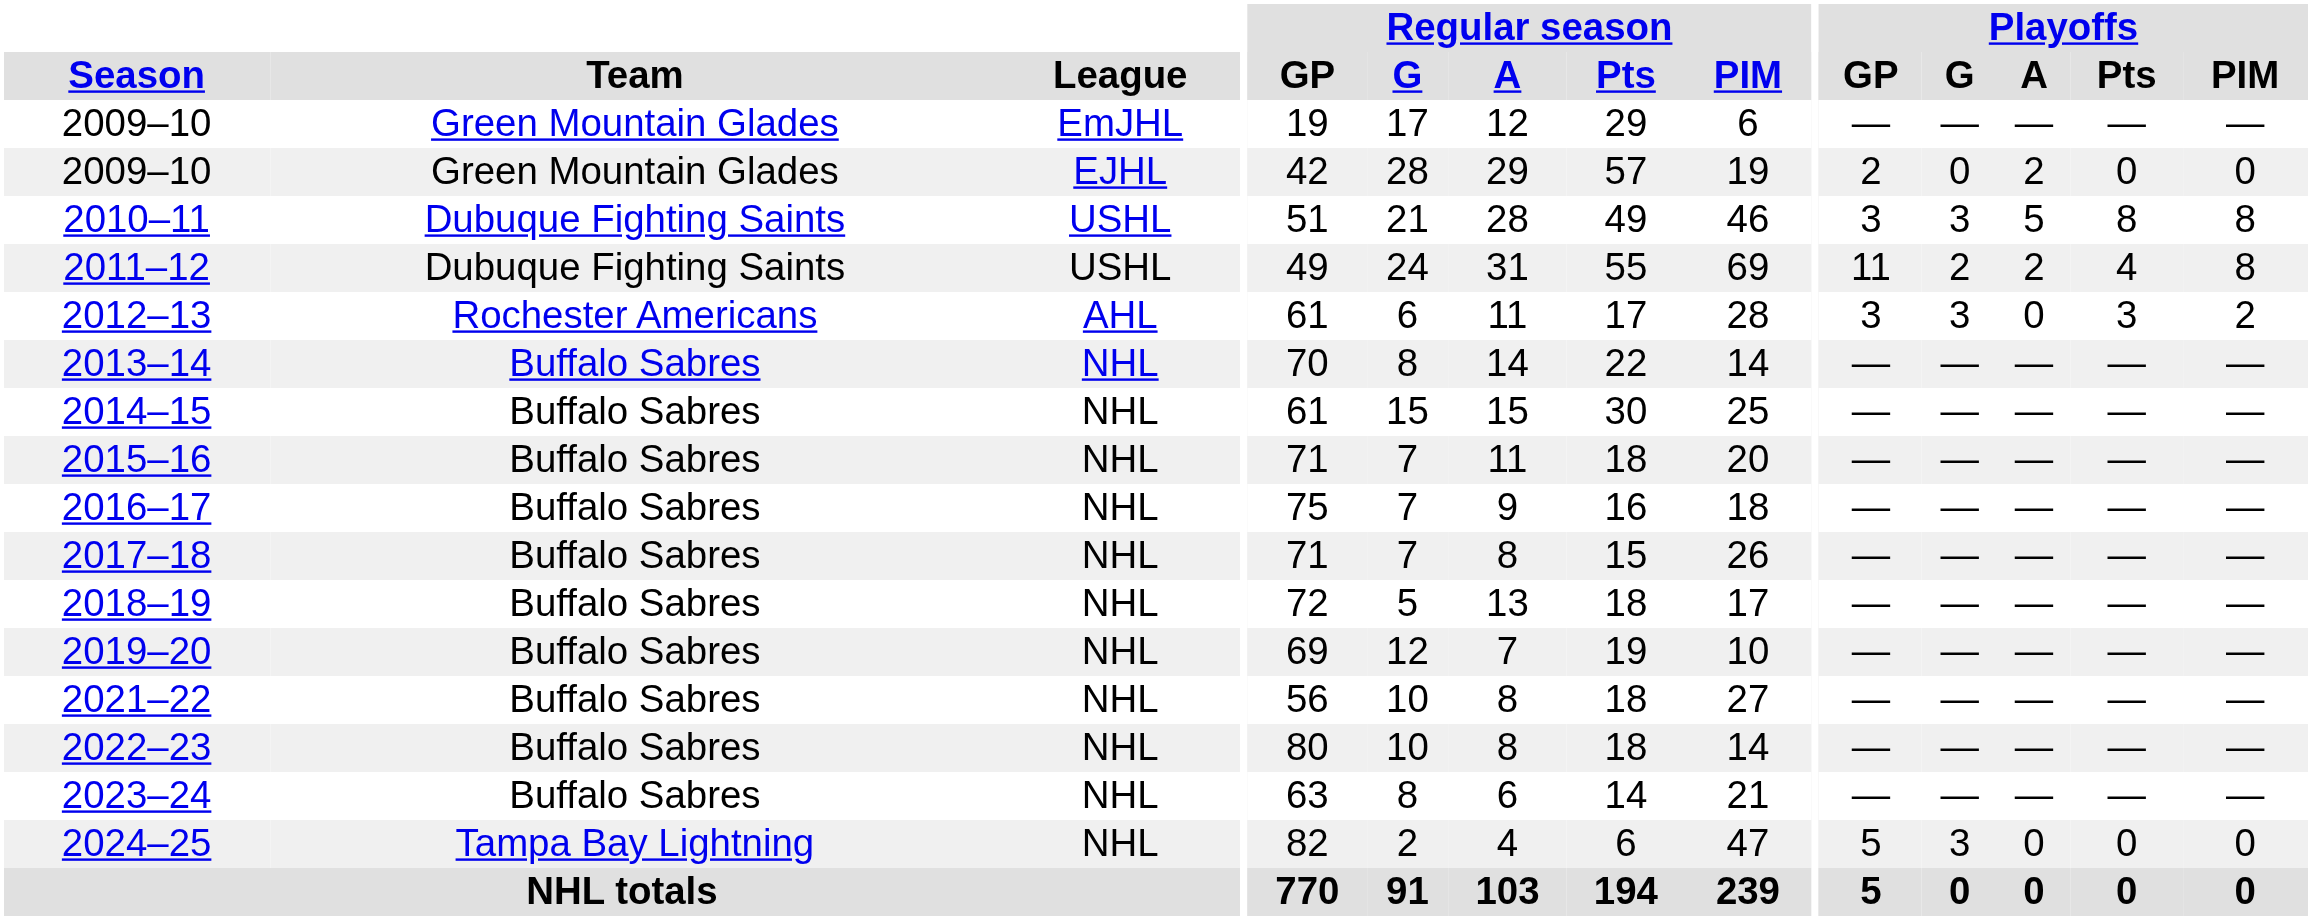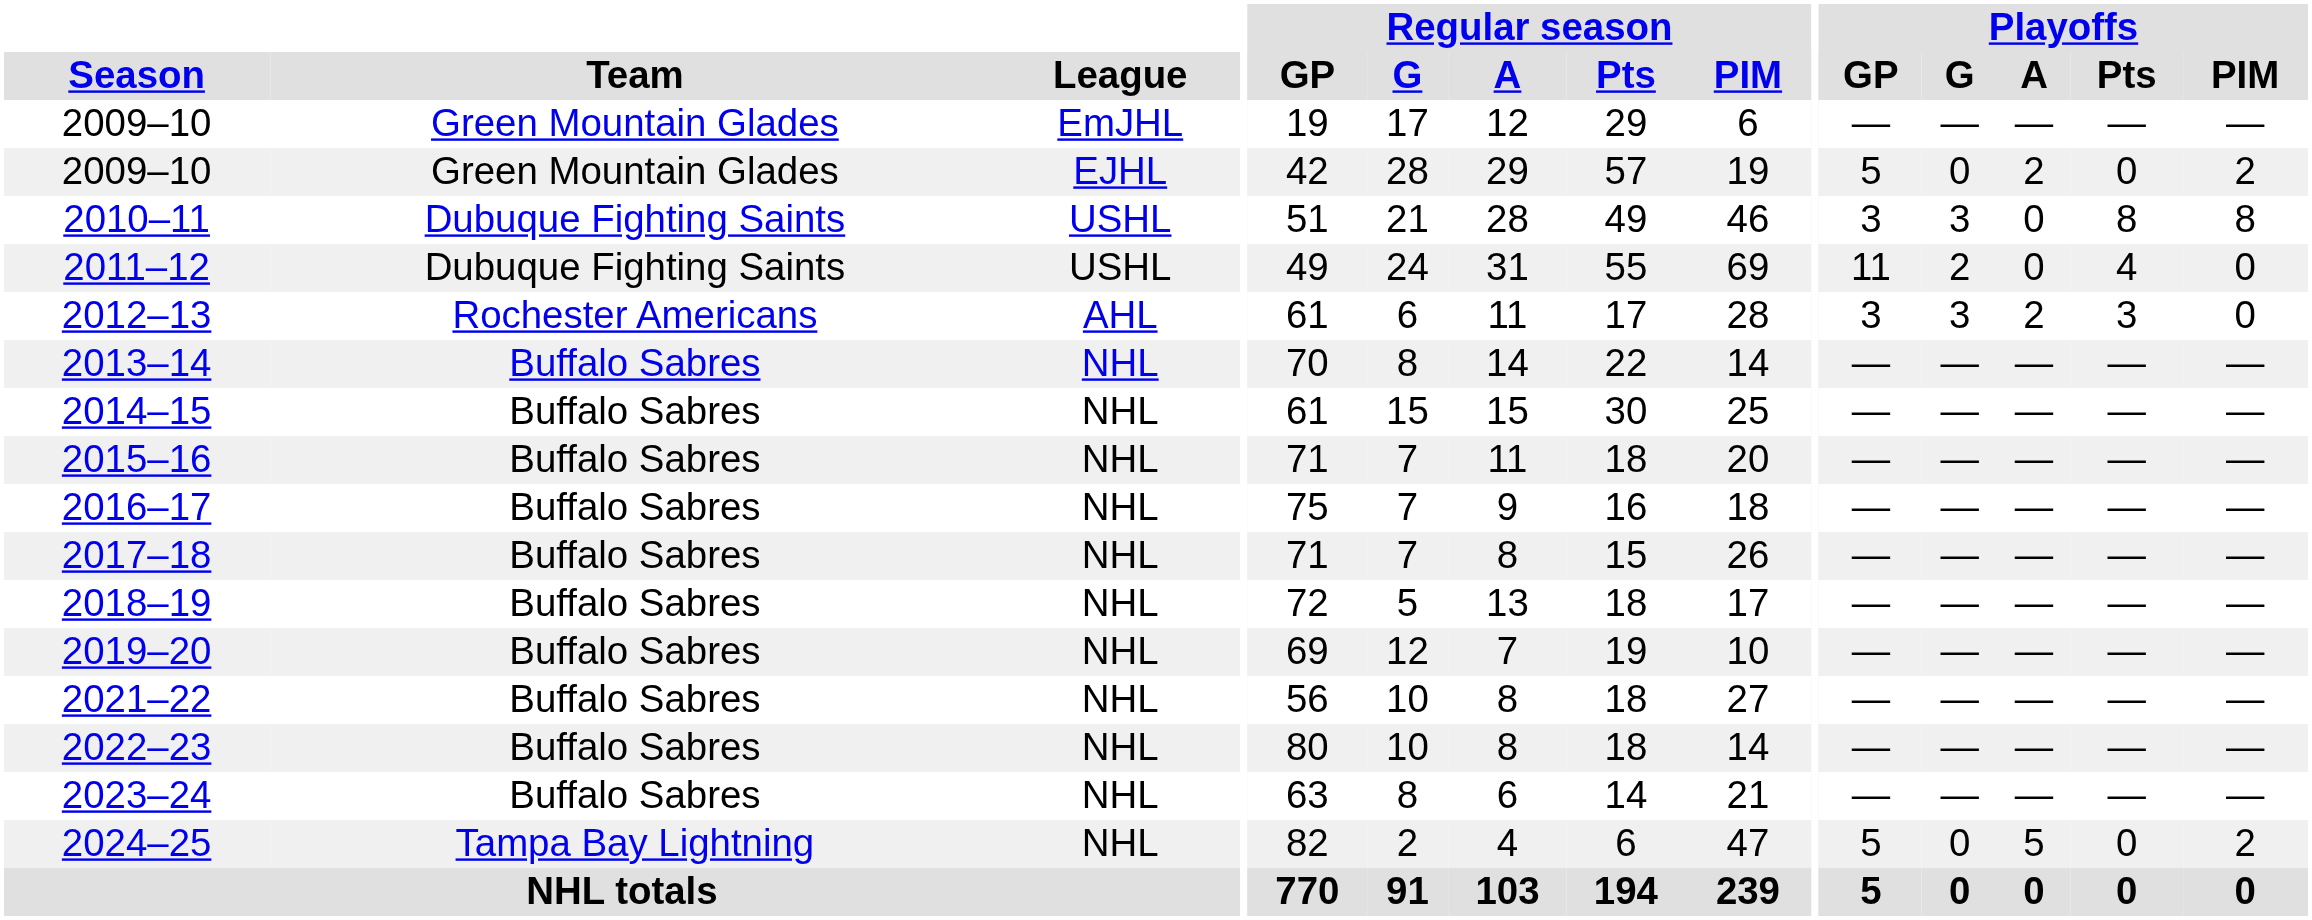(1871, 171) 2 -> (1871, 171) 5
(2245, 171) 0 -> (2245, 171) 2
(2034, 219) 5 -> (2034, 219) 0
(2034, 267) 2 -> (2034, 267) 0
(2245, 267) 8 -> (2245, 267) 0
(2034, 315) 0 -> (2034, 315) 2
(2245, 315) 2 -> (2245, 315) 0
(1960, 843) 3 -> (1960, 843) 0
(2034, 843) 0 -> (2034, 843) 5
(2245, 843) 0 -> (2245, 843) 2
